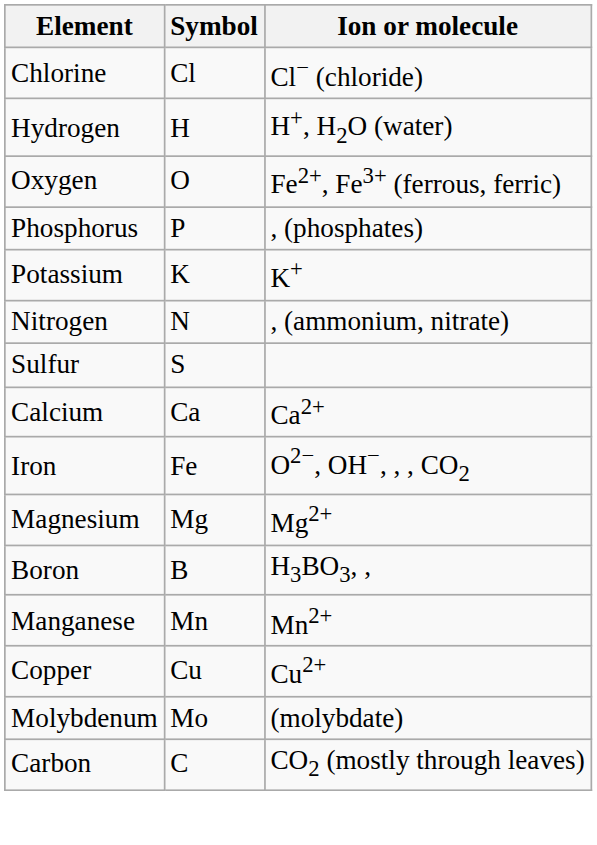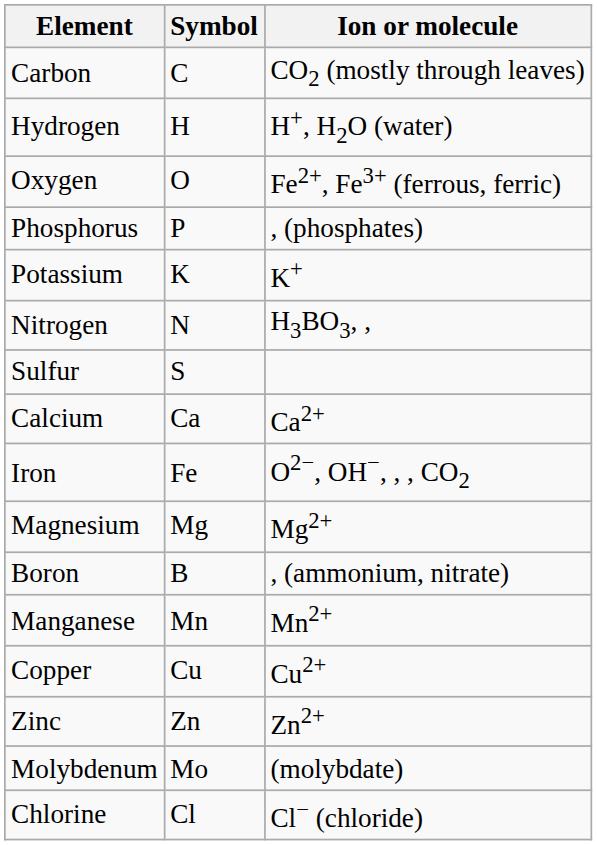rows swapped: (51, 764) <-> (59, 72)
(390, 321) , (ammonium, nitrate) -> (321, 324) H3BO3, ,
(321, 569) H3BO3, , -> (390, 573) , (ammonium, nitrate)
+ row: (36, 720)
